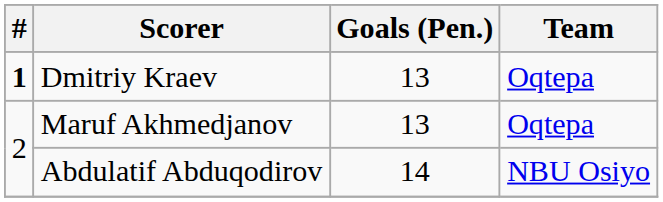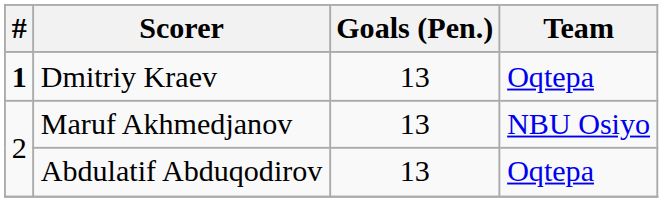(551, 123) Oqtepa -> (579, 123) NBU Osiyo
(415, 171) 14 -> (415, 171) 13
(579, 171) NBU Osiyo -> (551, 171) Oqtepa
